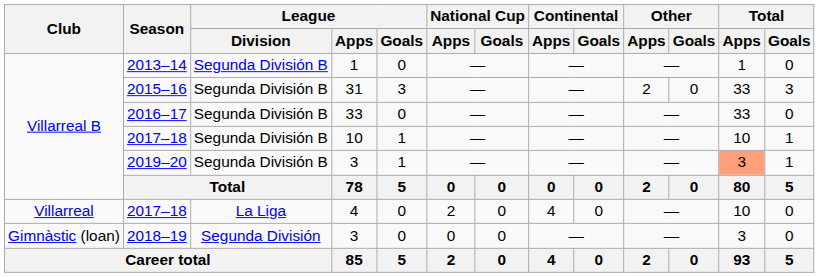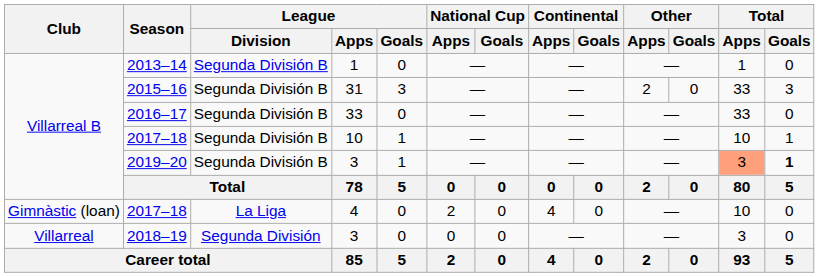(789, 162) normal -> (789, 162) bold
(64, 211) Villarreal -> (64, 211) Gimnàstic (loan)
(64, 235) Gimnàstic (loan) -> (64, 235) Villarreal
